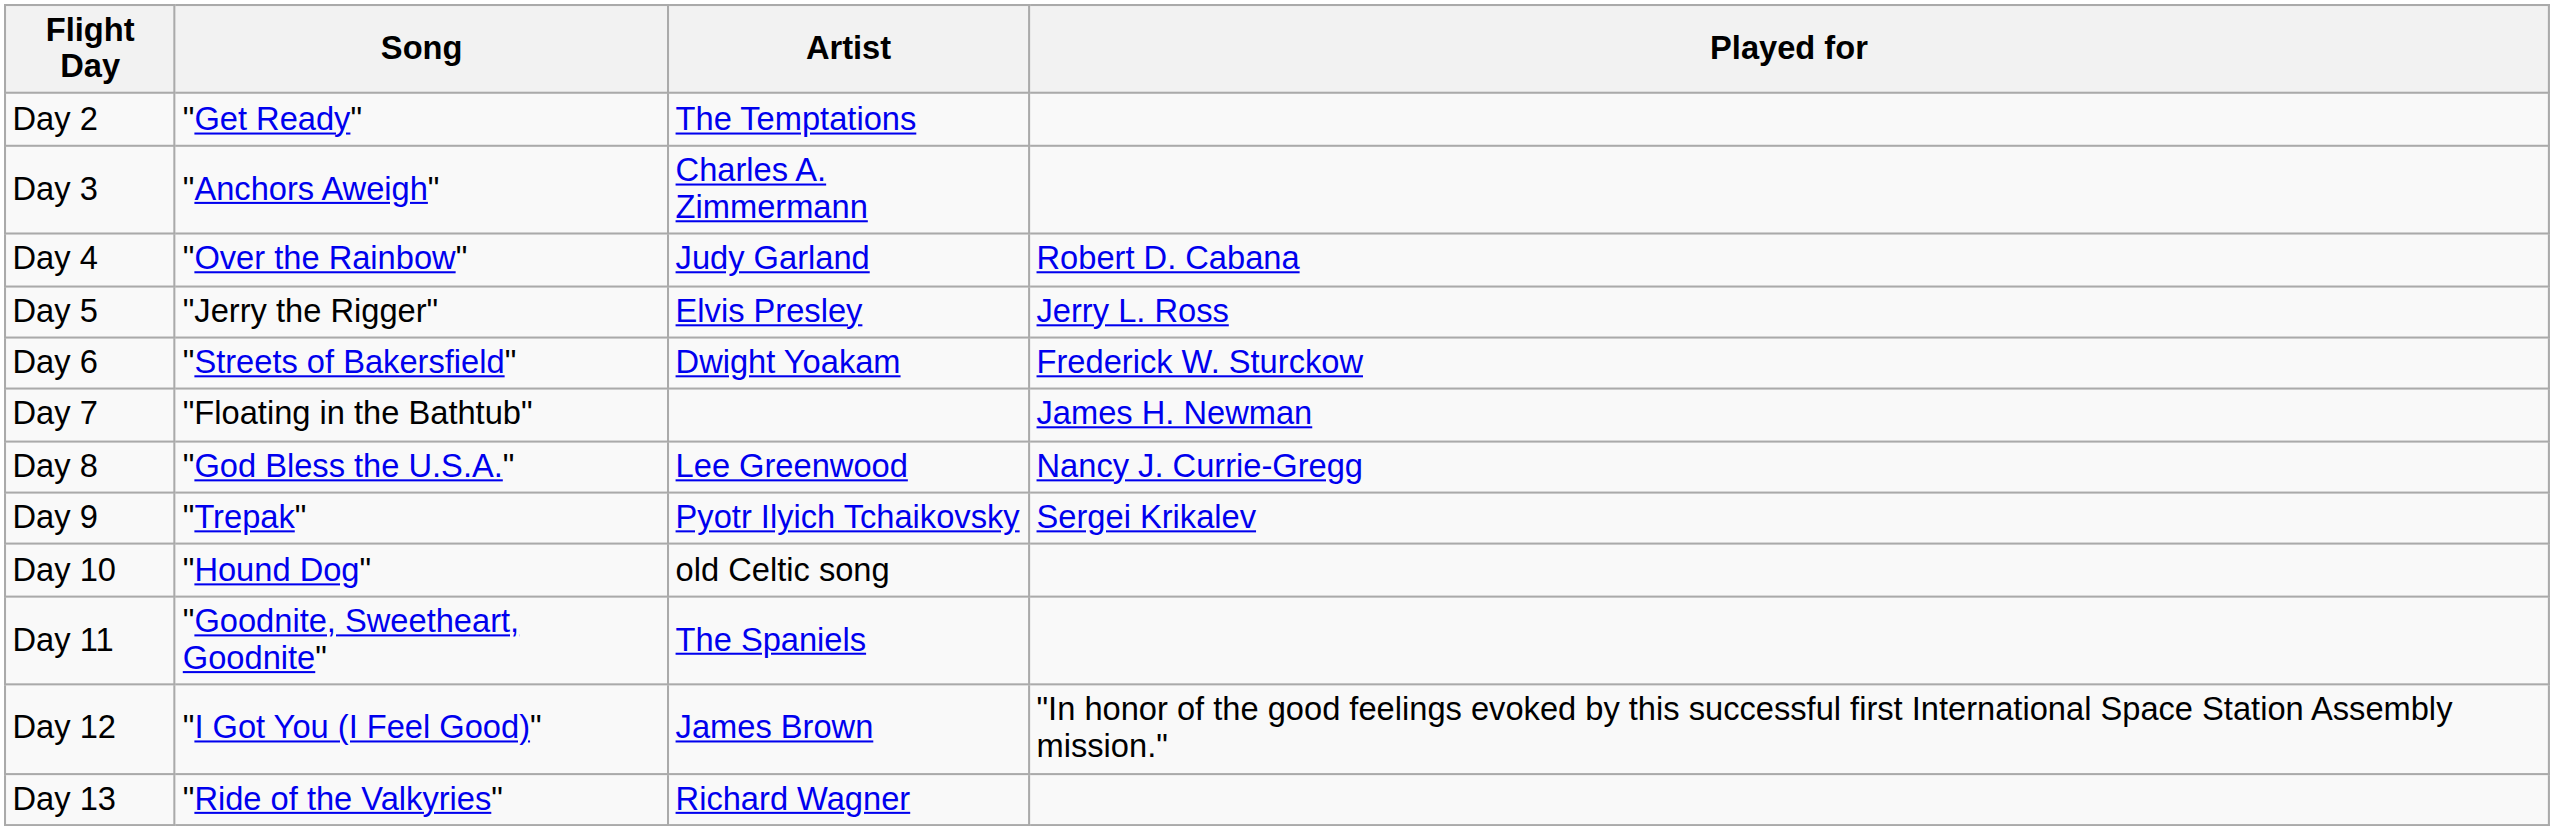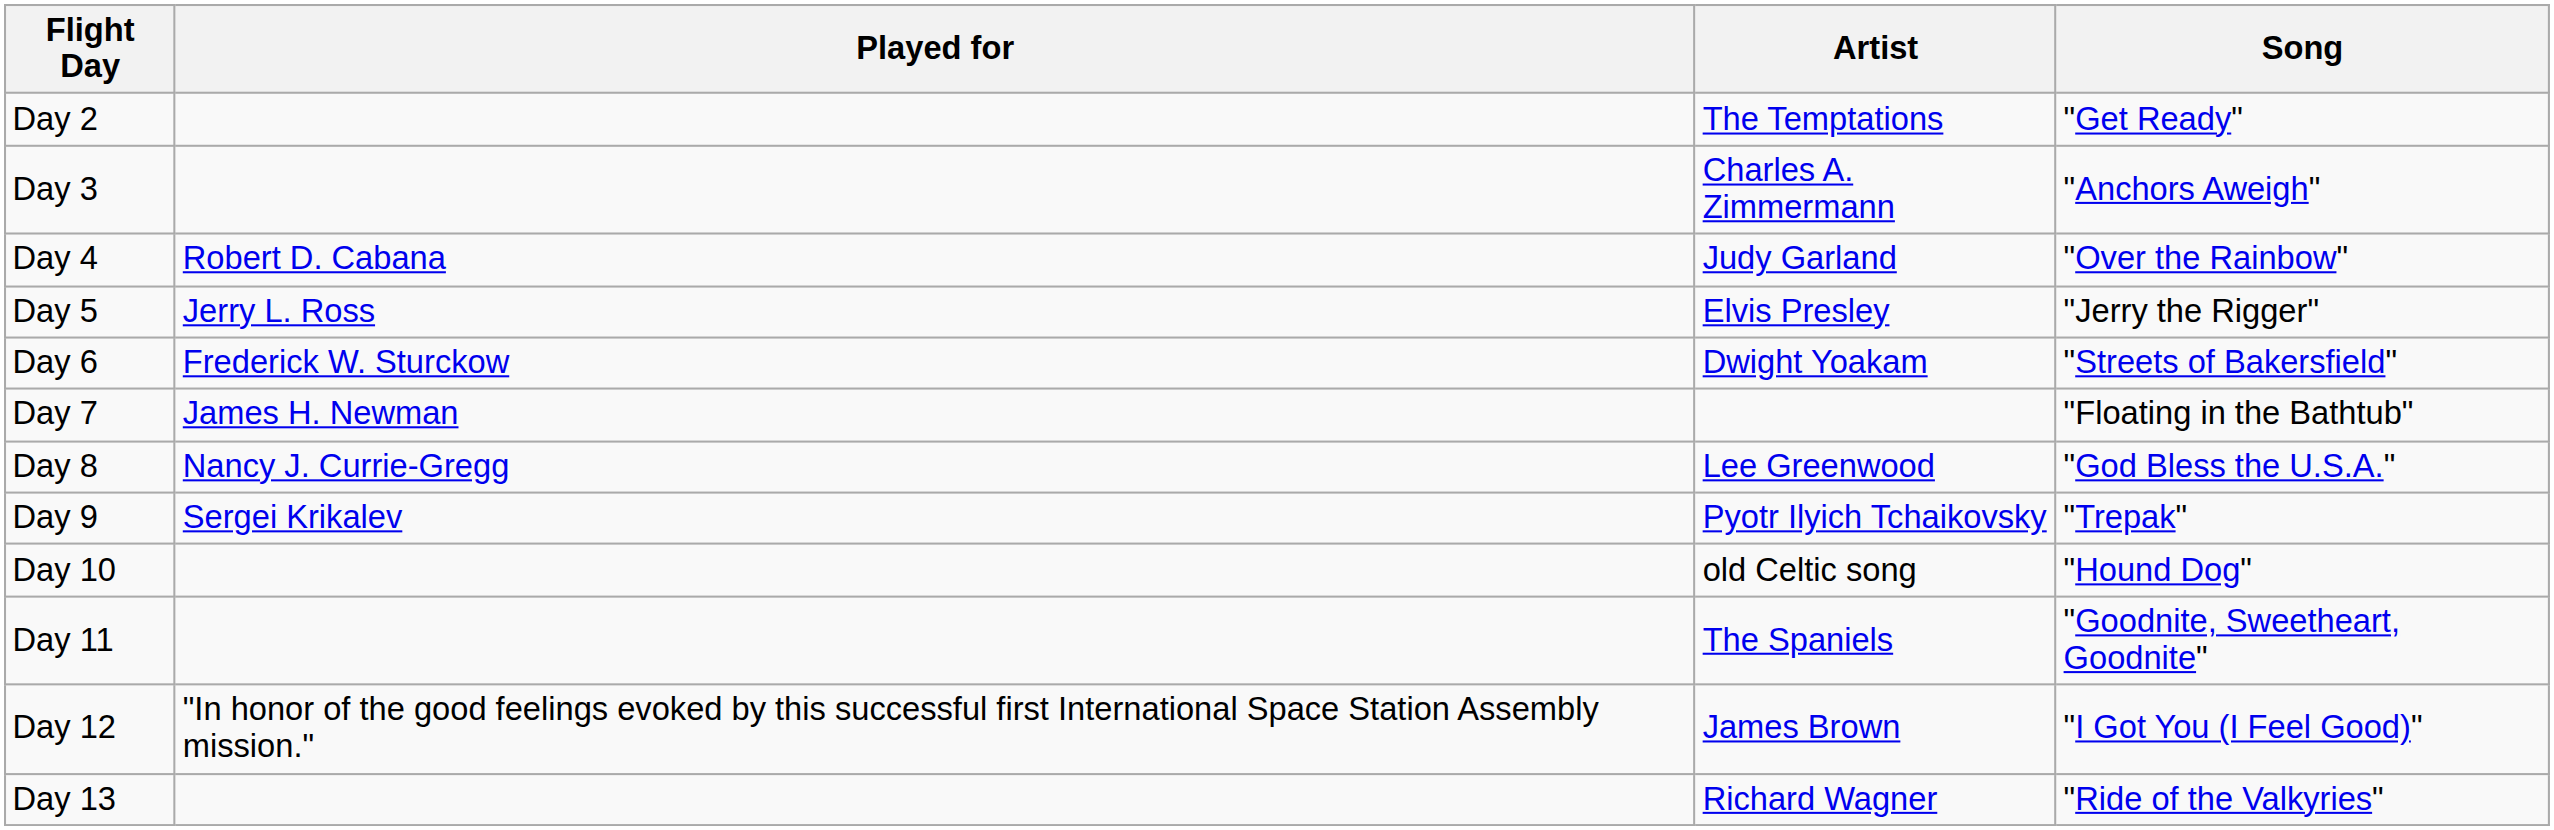columns swapped: (422, 48) <-> (1789, 48)
